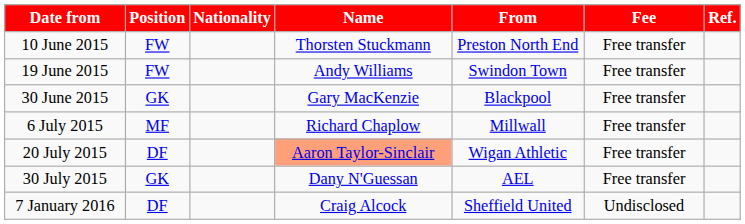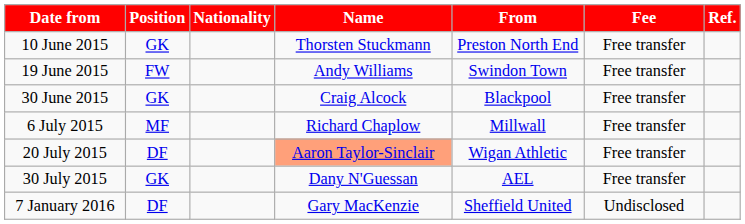(157, 45) FW -> (157, 45) GK
(363, 98) Gary MacKenzie -> (363, 98) Craig Alcock
(363, 206) Craig Alcock -> (363, 206) Gary MacKenzie
